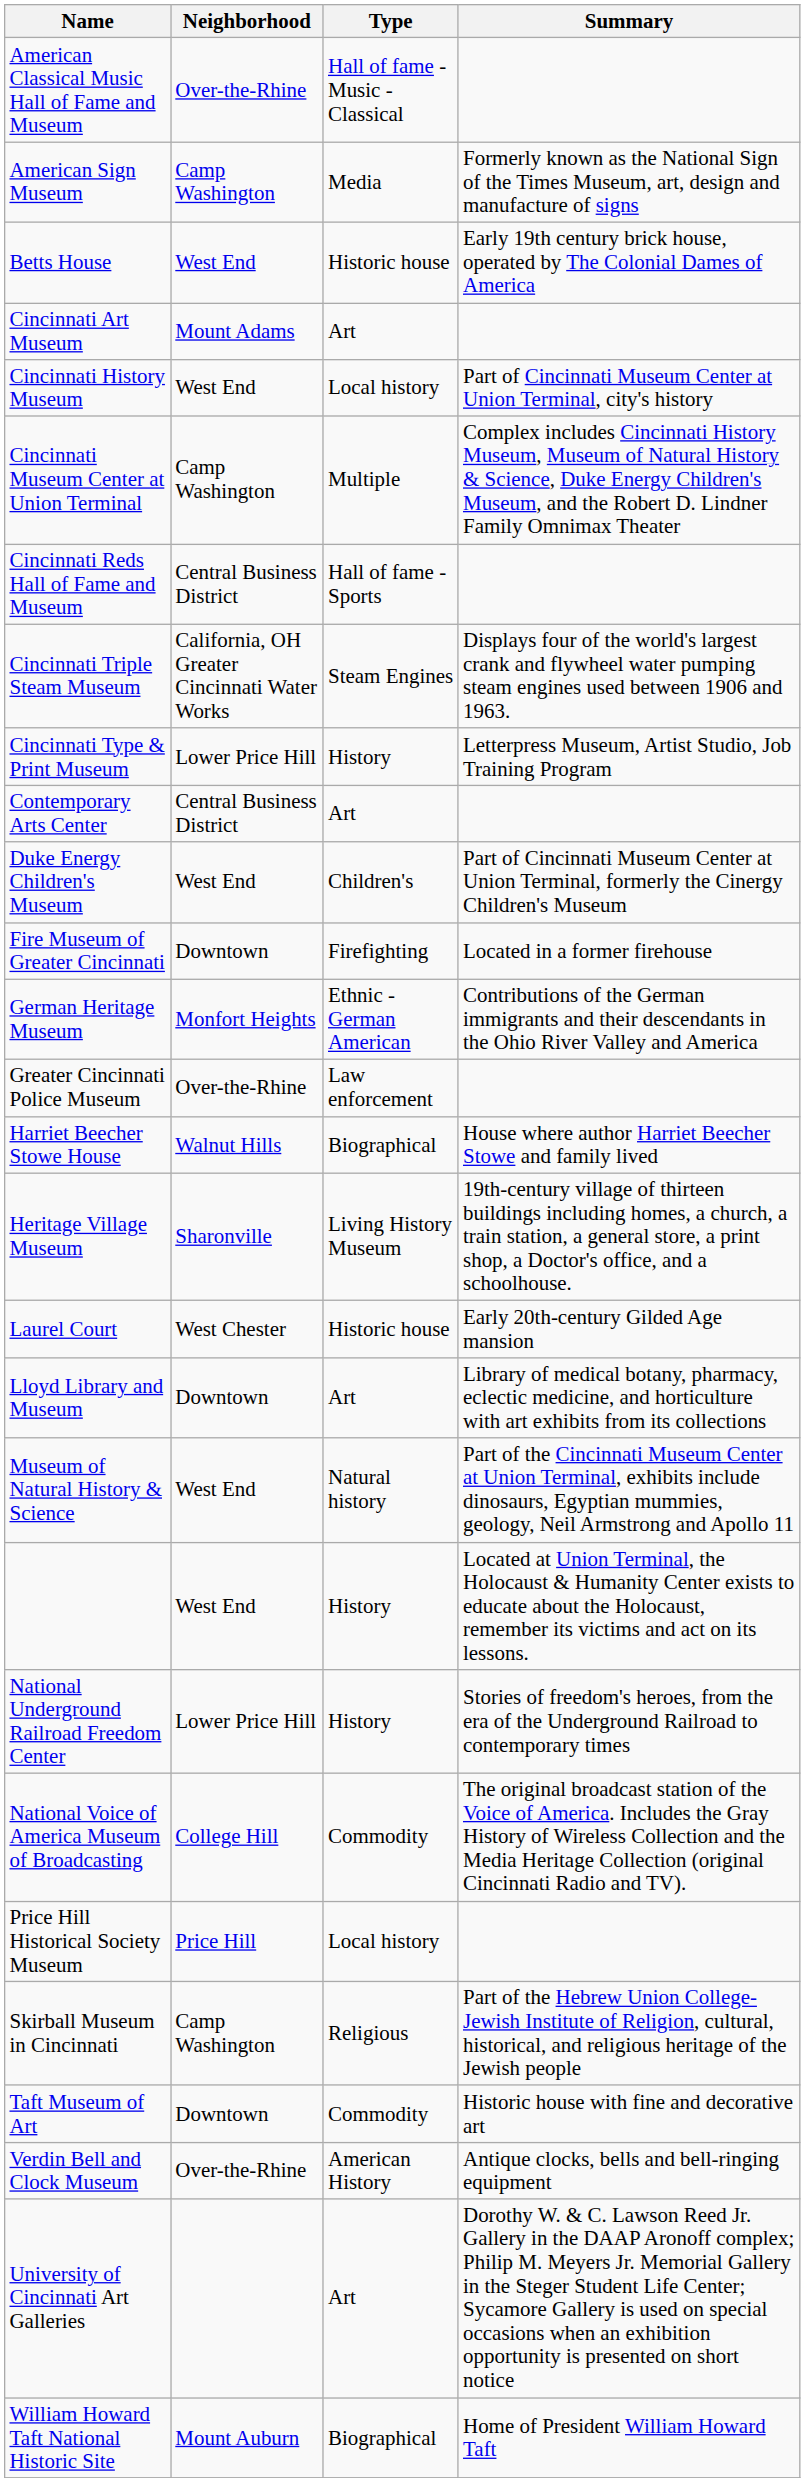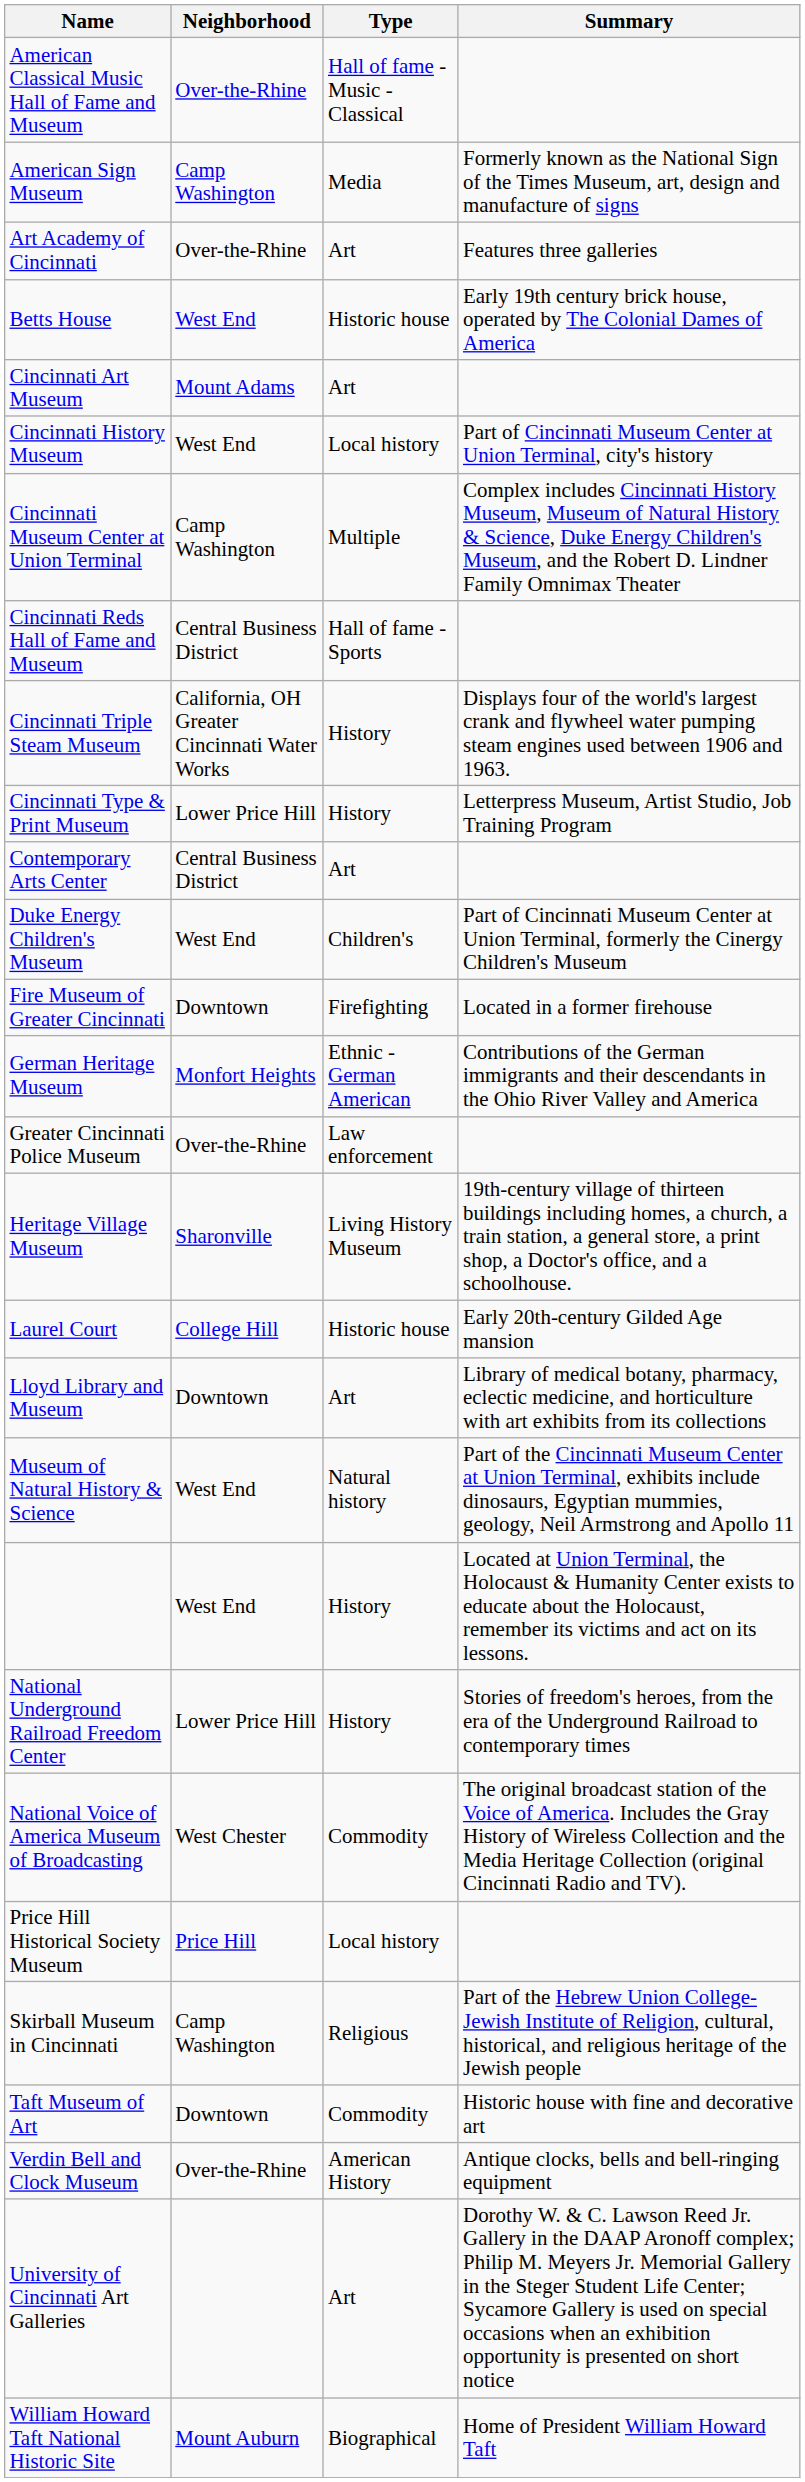+ row: (77, 250)
(391, 676) Steam Engines -> (359, 732) History
- row: (76, 1144)
(231, 1328) West Chester -> (227, 1328) College Hill
(227, 1837) College Hill -> (231, 1837) West Chester
